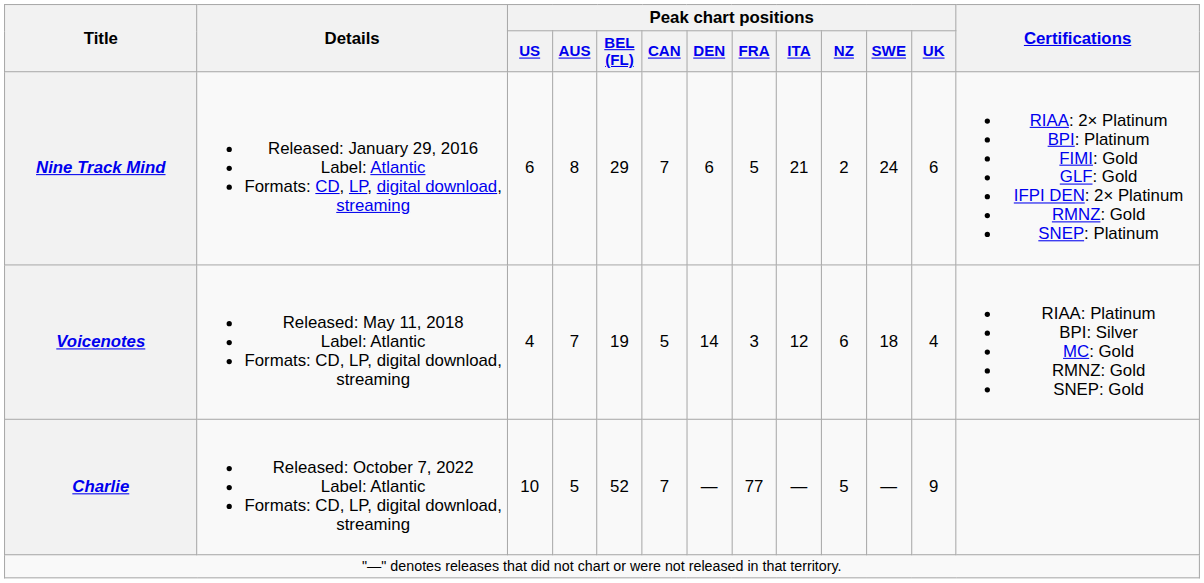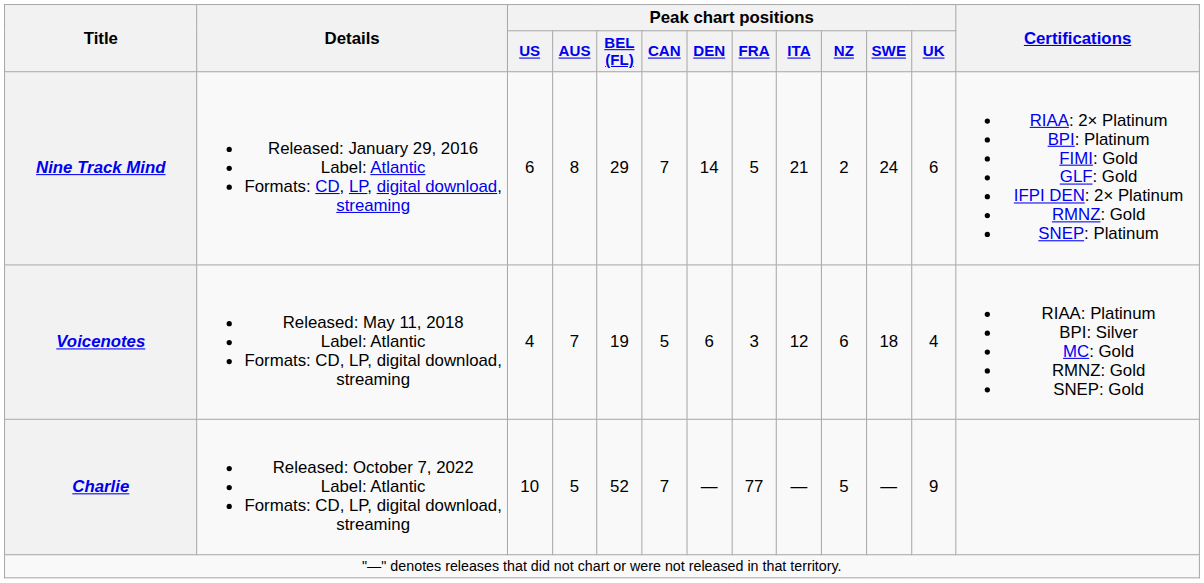(709, 168) 6 -> (709, 168) 14
(709, 341) 14 -> (709, 341) 6
